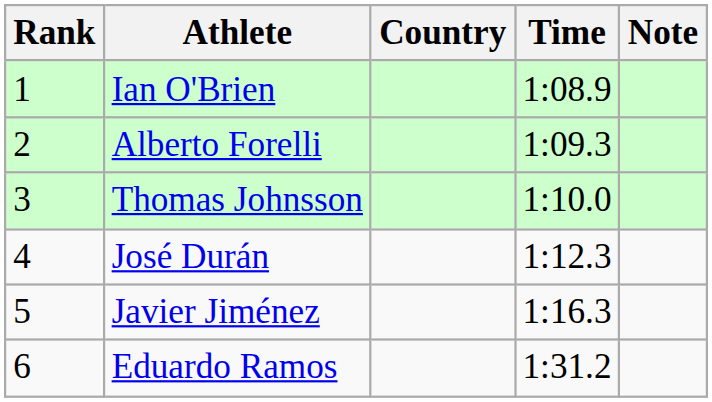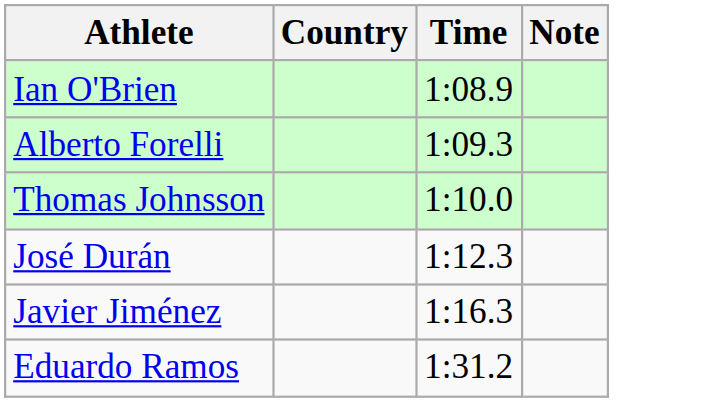- column: (54, 32)
